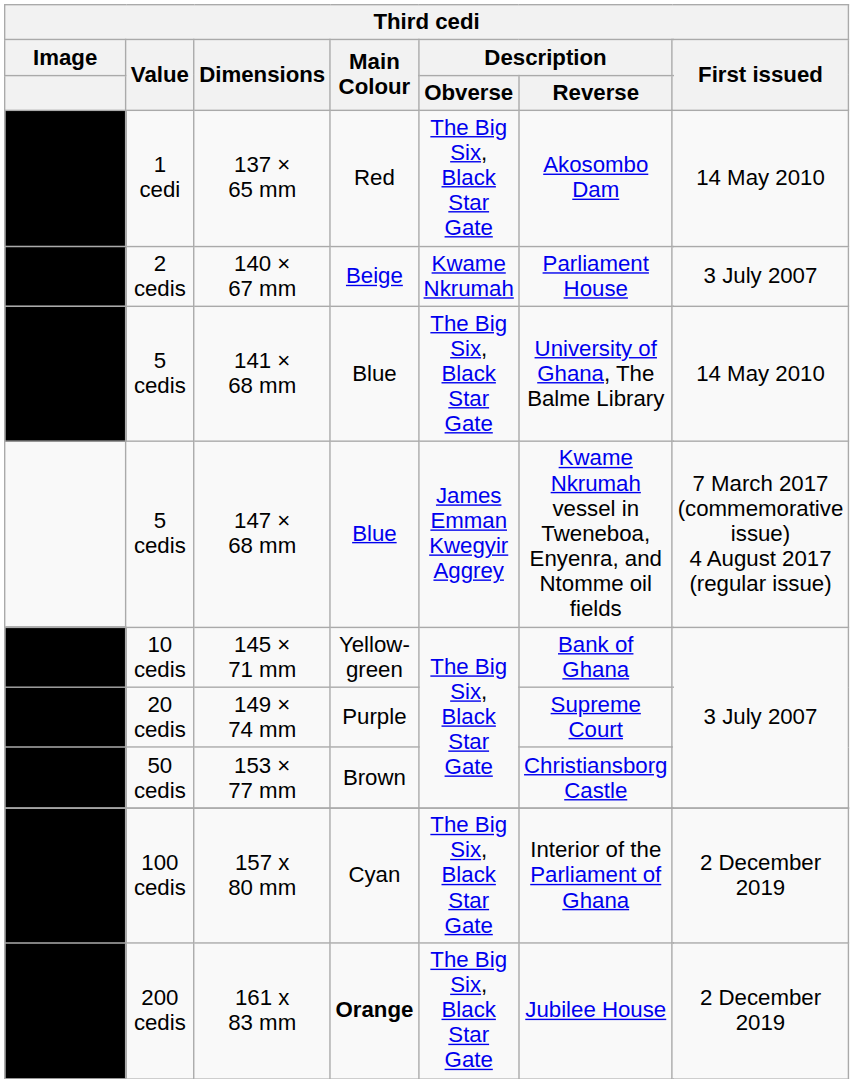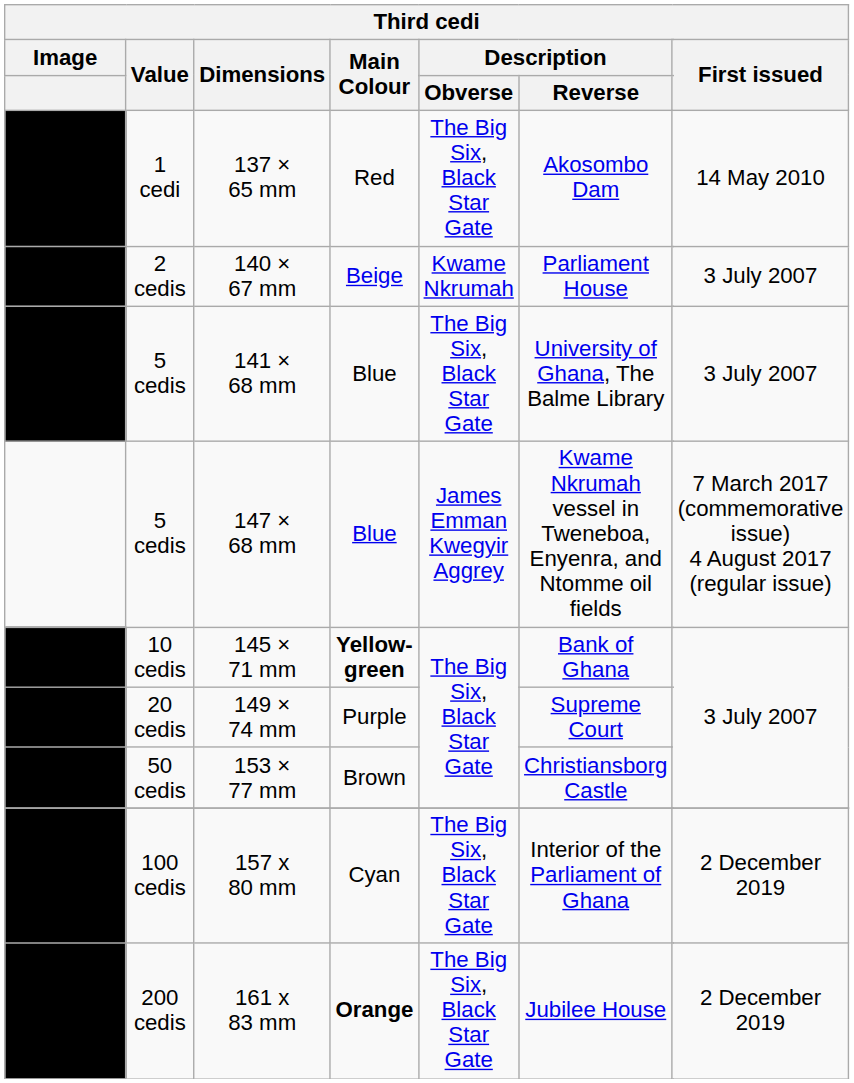(760, 373) 14 May 2010 -> (760, 373) 3 July 2007
(374, 656) normal -> (374, 656) bold
